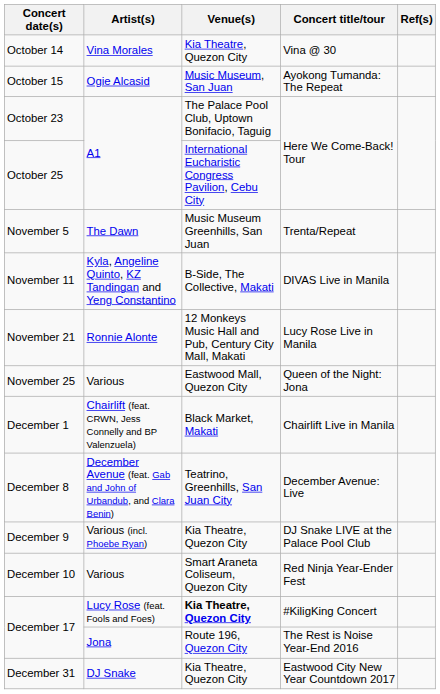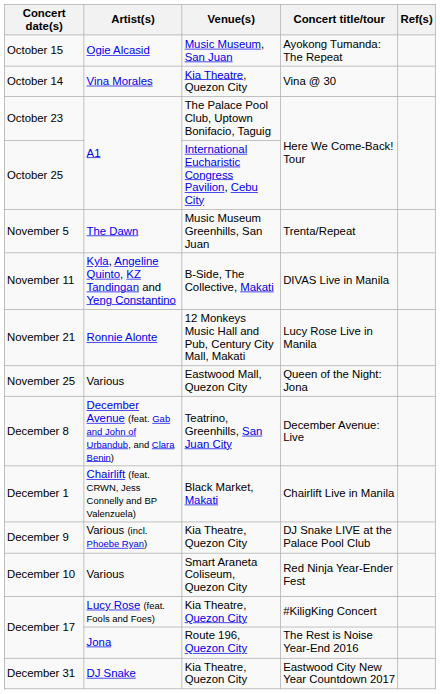rows swapped: (35, 50) <-> (35, 81)
rows swapped: (38, 424) <-> (38, 487)
(218, 611) bold -> (216, 611) normal
